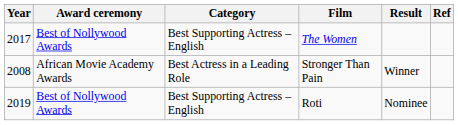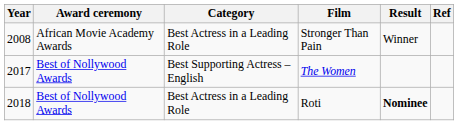rows swapped: (336, 71) <-> (329, 39)
(19, 103) 2019 -> (19, 103) 2018
(229, 103) Best Supporting Actress –English -> (228, 103) Best Actress in a Leading Role
(406, 103) normal -> (405, 103) bold
